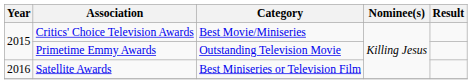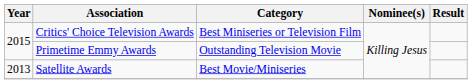(253, 32) Best Movie/Miniseries -> (280, 32) Best Miniseries or Television Film
(19, 69) 2016 -> (19, 69) 2013
(280, 69) Best Miniseries or Television Film -> (253, 69) Best Movie/Miniseries
